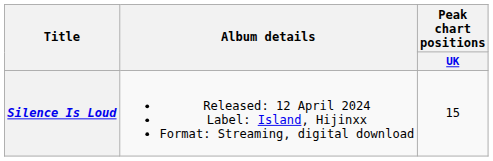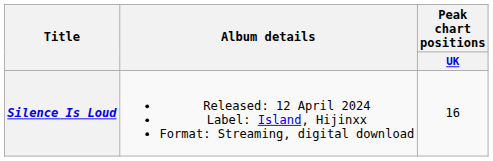(453, 113) 15 -> (453, 113) 16
